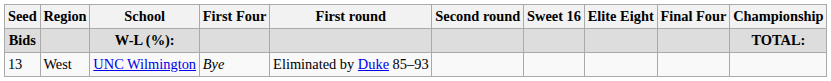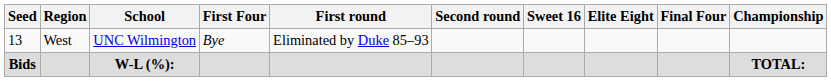rows swapped: (15, 64) <-> (22, 40)
